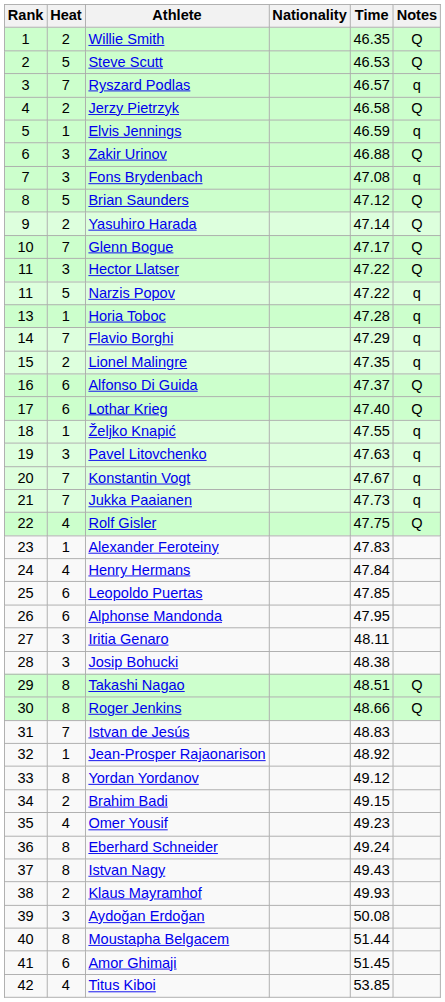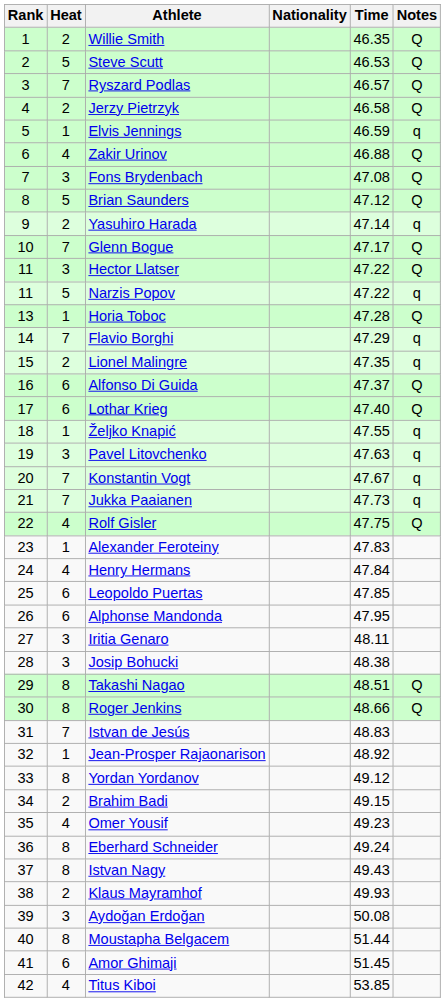(417, 85) q -> (417, 85) Q
(66, 154) 3 -> (66, 154) 4
(417, 177) q -> (417, 177) Q
(417, 223) Q -> (417, 223) q
(417, 316) q -> (417, 316) Q
